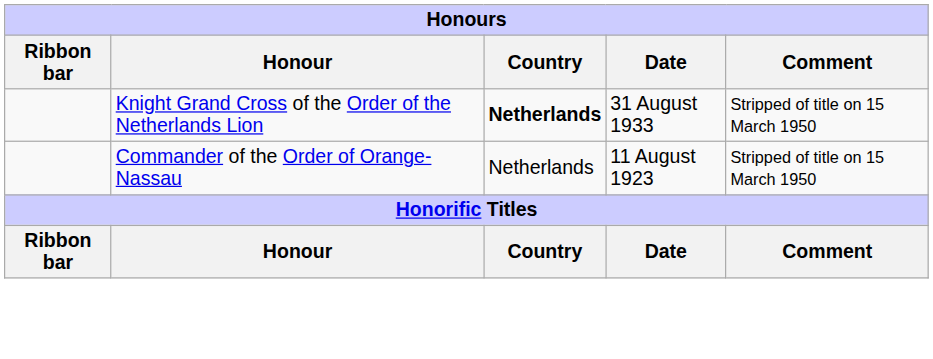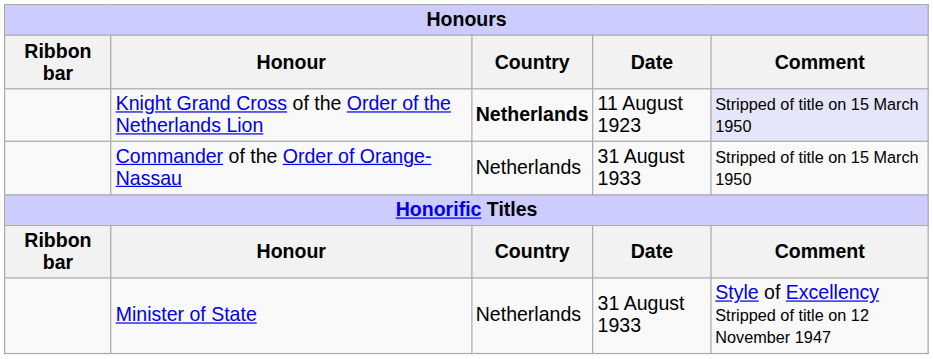(654, 114) 31 August 1933 -> (640, 114) 11 August 1923
(807, 116) no background -> (817, 116) lavender background
(653, 167) 11 August 1923 -> (641, 167) 31 August 1933
+ row: (186, 315)
